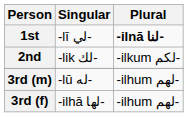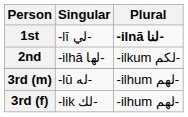(78, 58) -lik لك- -> (81, 58) -ilhā لها-
(81, 101) -ilhā لها- -> (78, 101) -lik لك-
